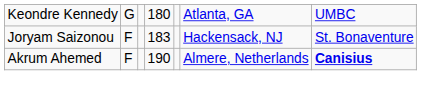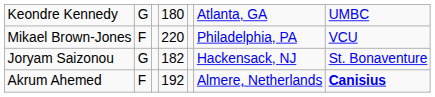+ row: (70, 37)
(128, 37) F -> (143, 59) G
(159, 37) 183 -> (173, 59) 182
(159, 59) 190 -> (173, 80) 192
